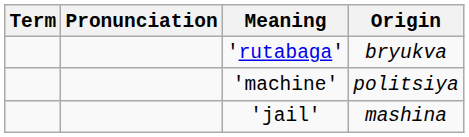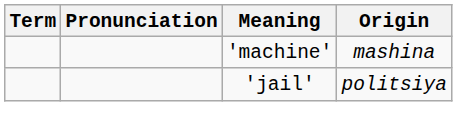- row: (285, 52)
(406, 84) politsiya -> (394, 52) mashina
(406, 116) mashina -> (394, 84) politsiya
